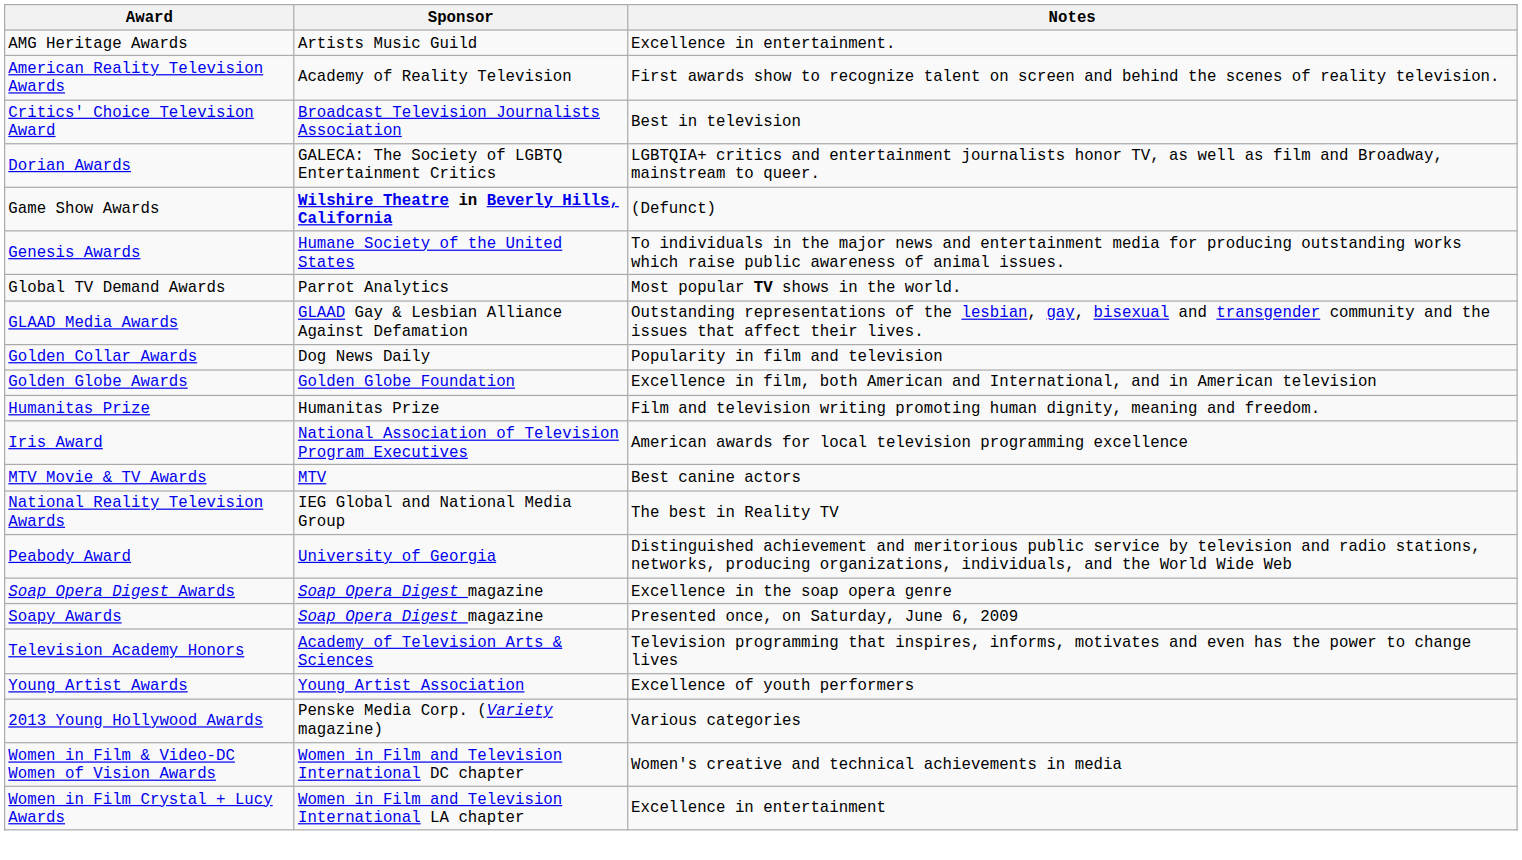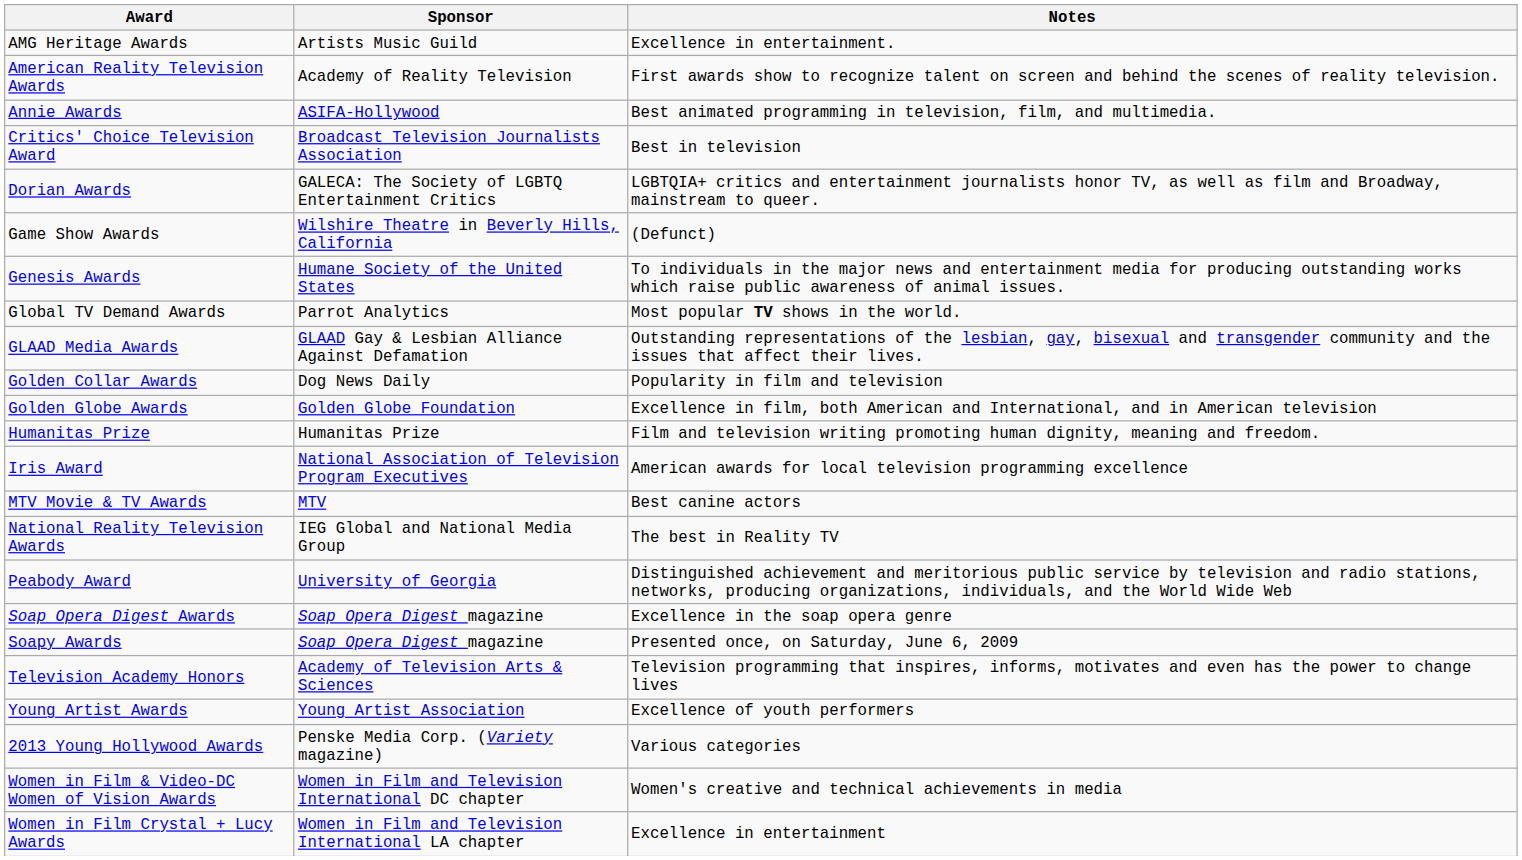+ row: (65, 112)
(458, 209) bold -> (458, 235) normal
